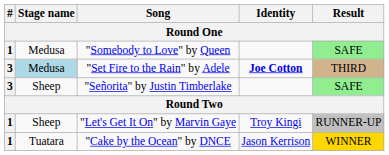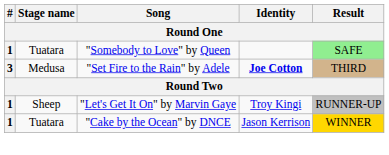(46, 50) Medusa -> (46, 50) Tuatara
(46, 68) lightblue background -> (46, 68) no background
- row: (158, 86)
